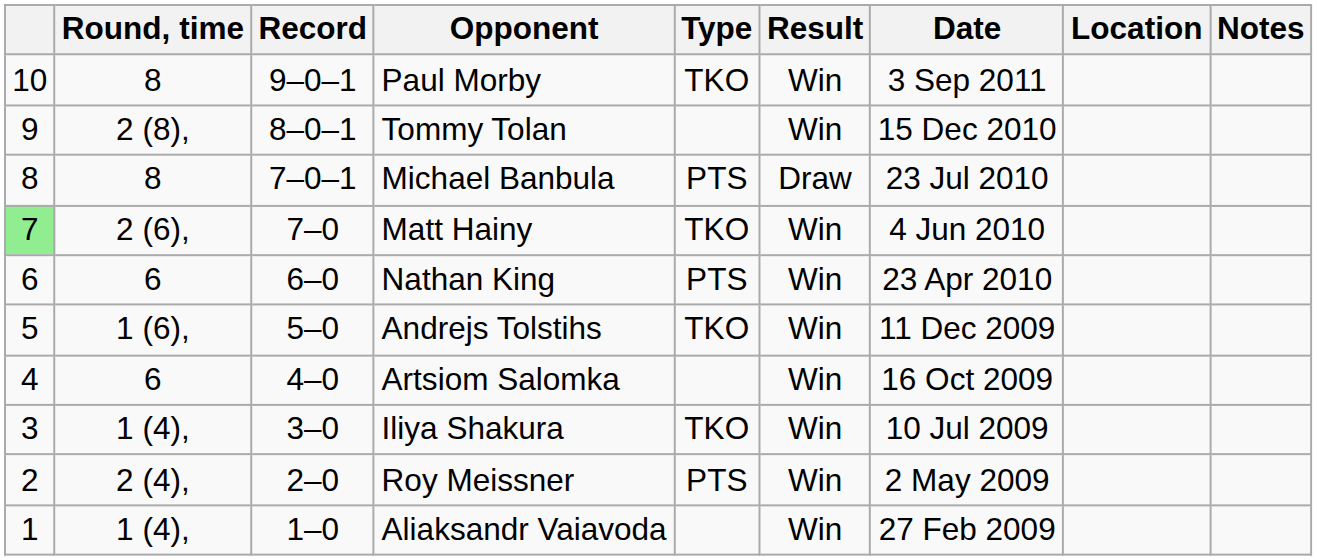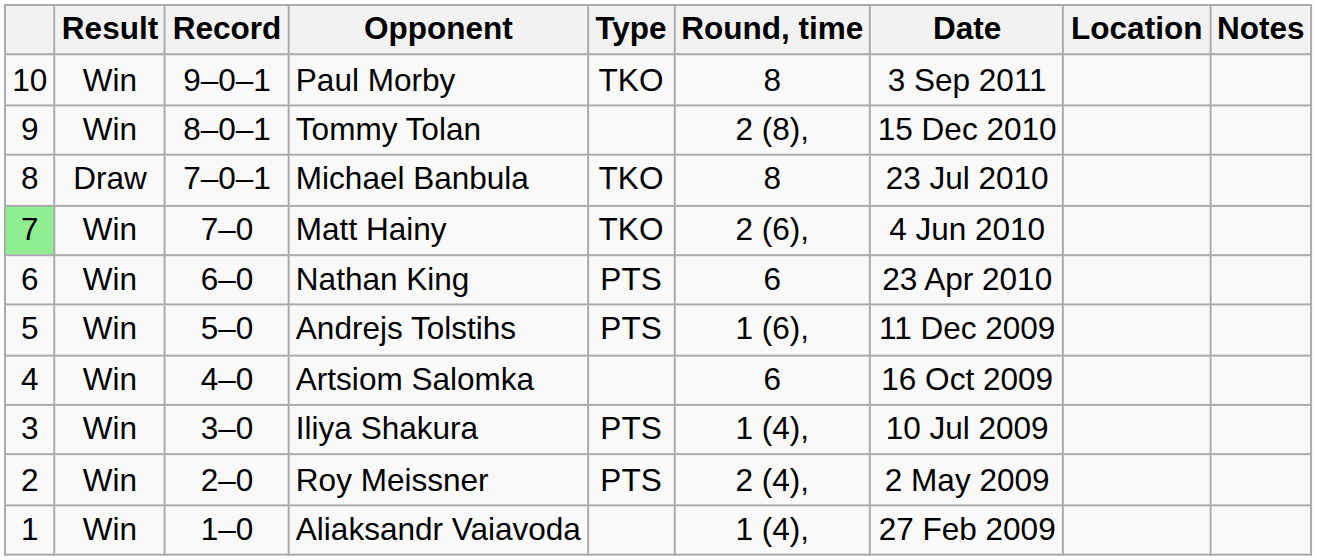columns swapped: (815, 29) <-> (153, 29)
(717, 179) PTS -> (631, 179) TKO
(717, 329) TKO -> (631, 329) PTS
(717, 429) TKO -> (631, 429) PTS
